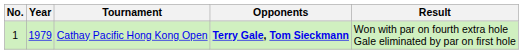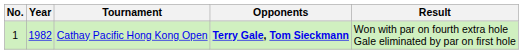(40, 35) 1979 -> (40, 35) 1982
